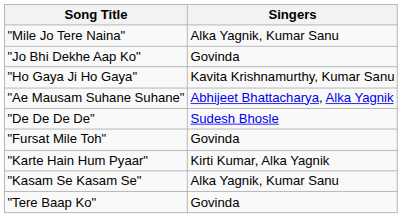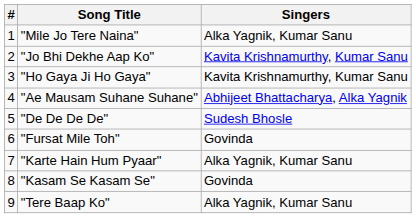+ column: (11, 14)
(215, 56) Govinda -> (306, 56) Kavita Krishnamurthy, Kumar Sanu
(260, 160) Kirti Kumar, Alka Yagnik -> (278, 160) Alka Yagnik, Kumar Sanu
(265, 181) Alka Yagnik, Kumar Sanu -> (228, 181) Govinda
(215, 202) Govinda -> (278, 202) Alka Yagnik, Kumar Sanu
